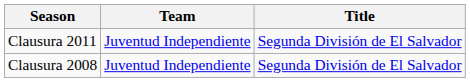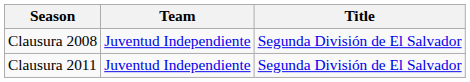rows swapped: (53, 65) <-> (52, 41)
